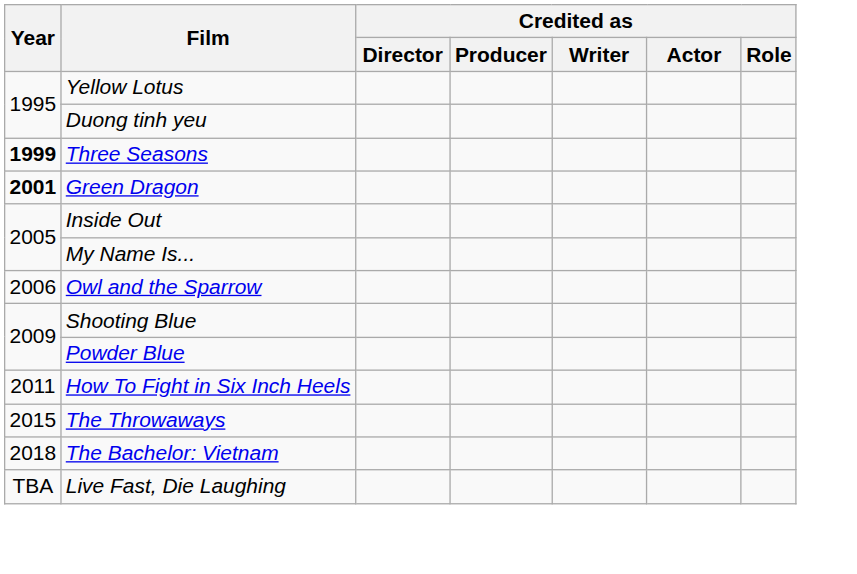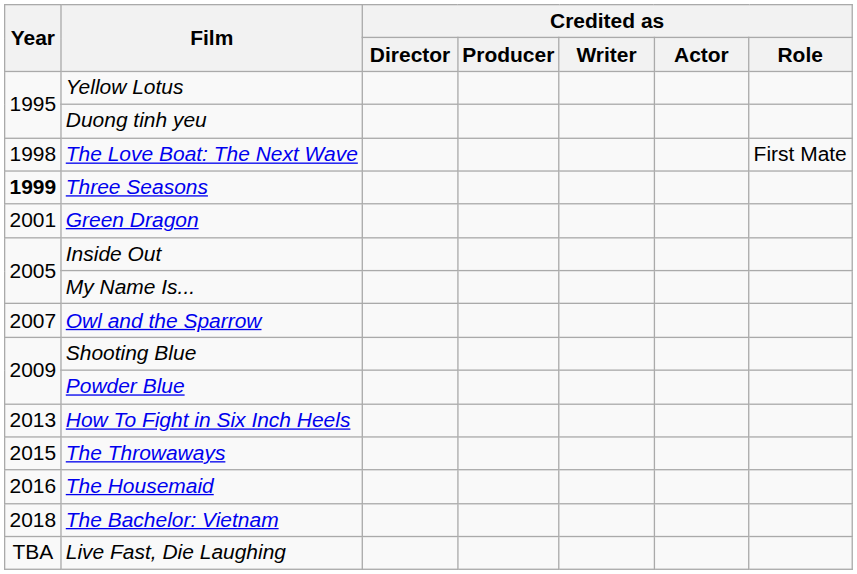+ row: (212, 154)
(33, 187) bold -> (33, 220) normal
(33, 287) 2006 -> (33, 320) 2007
(33, 386) 2011 -> (33, 420) 2013
+ row: (140, 486)
